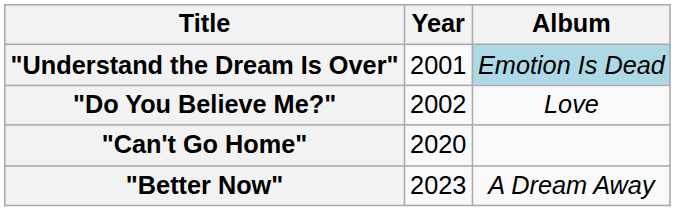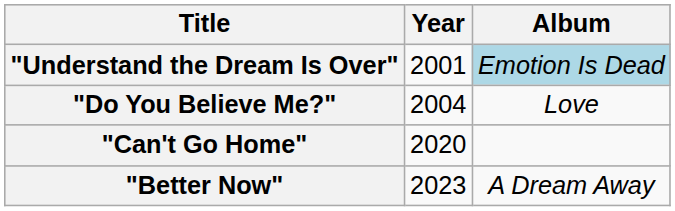(438, 104) 2002 -> (438, 104) 2004
